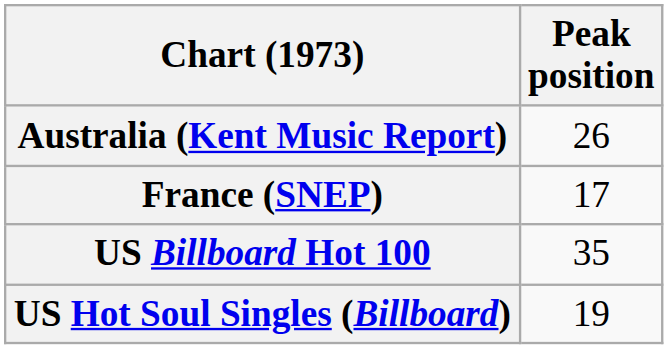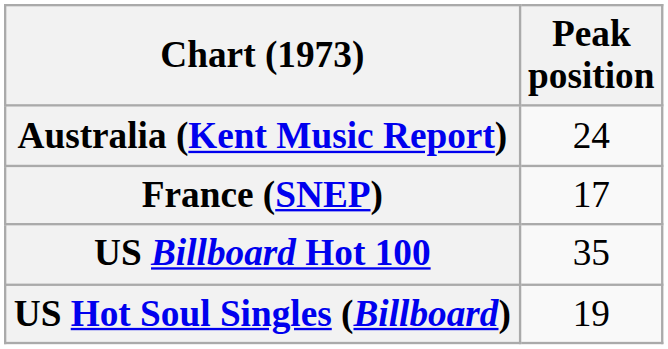(591, 135) 26 -> (591, 135) 24
